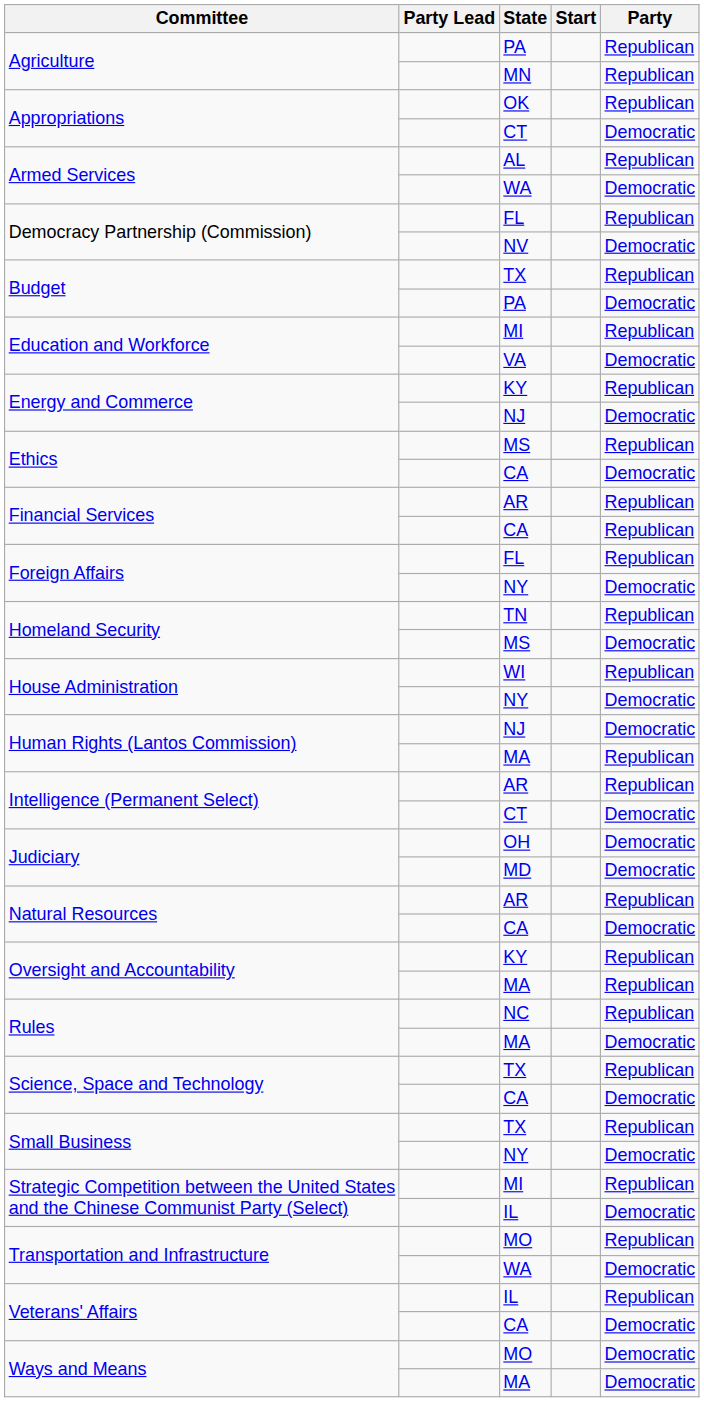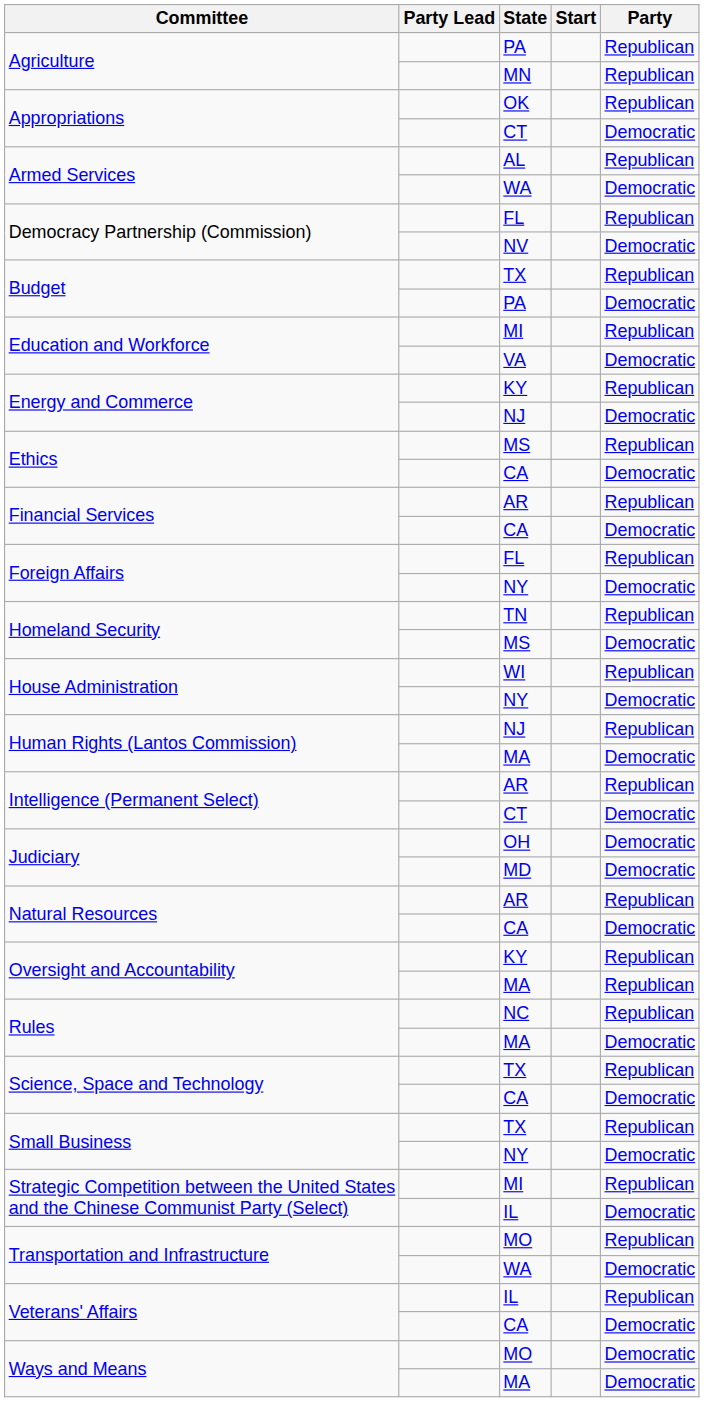(649, 530) Republican -> (650, 530) Democratic
(650, 729) Democratic -> (649, 729) Republican
(649, 757) Republican -> (650, 757) Democratic
